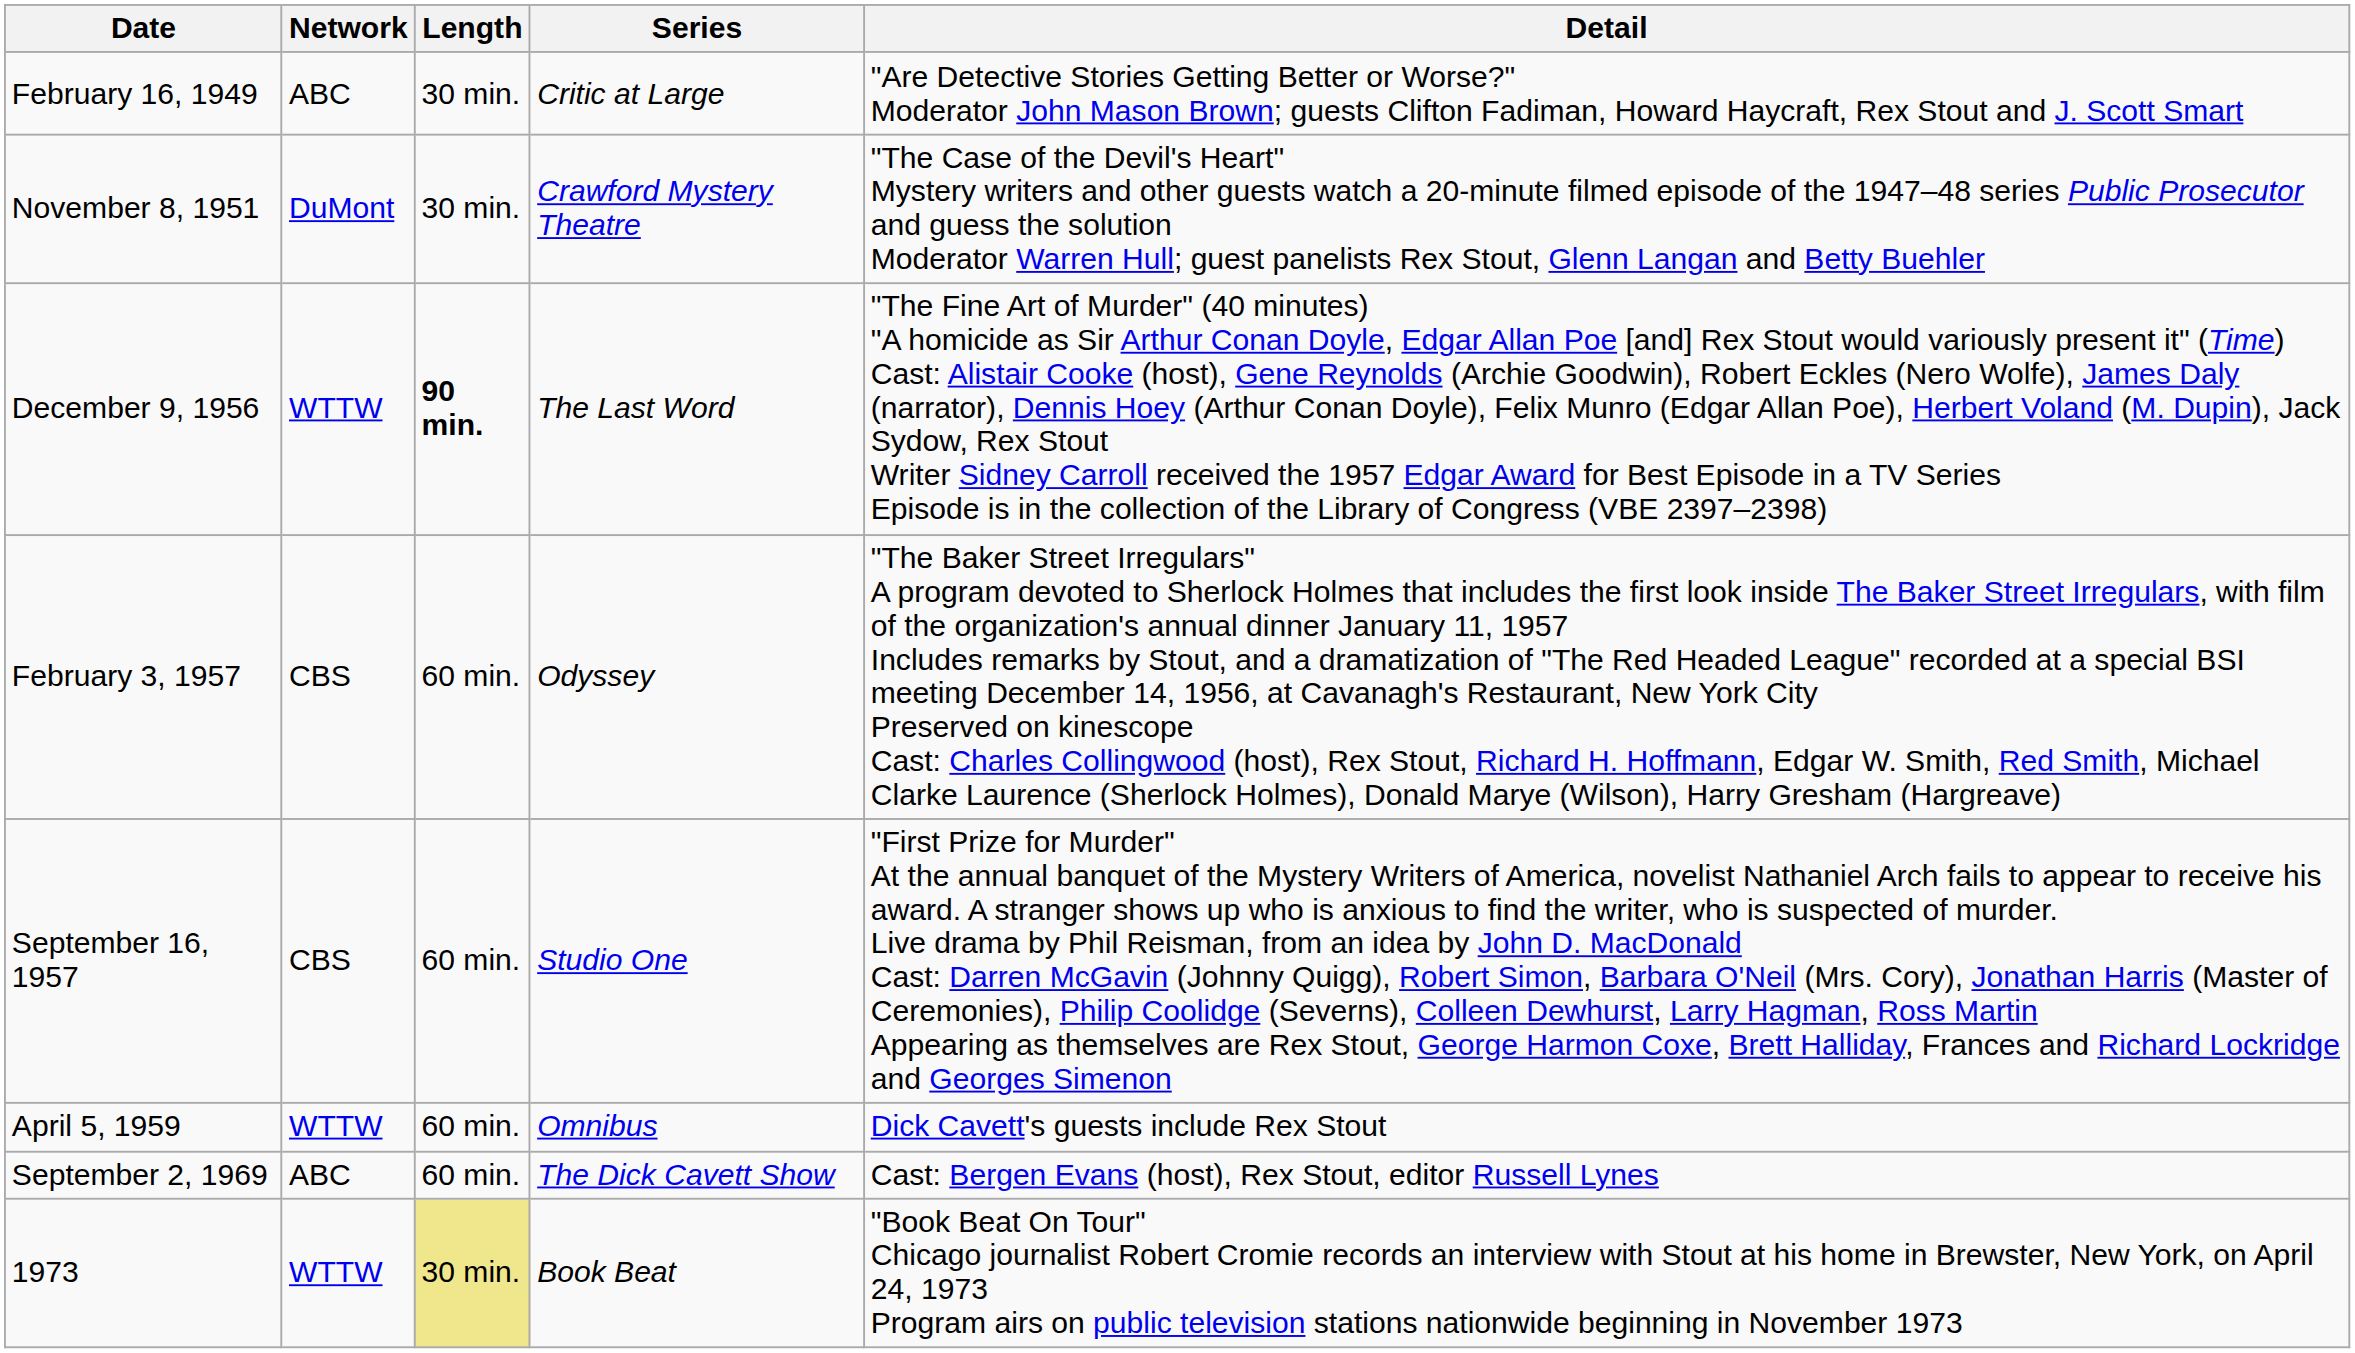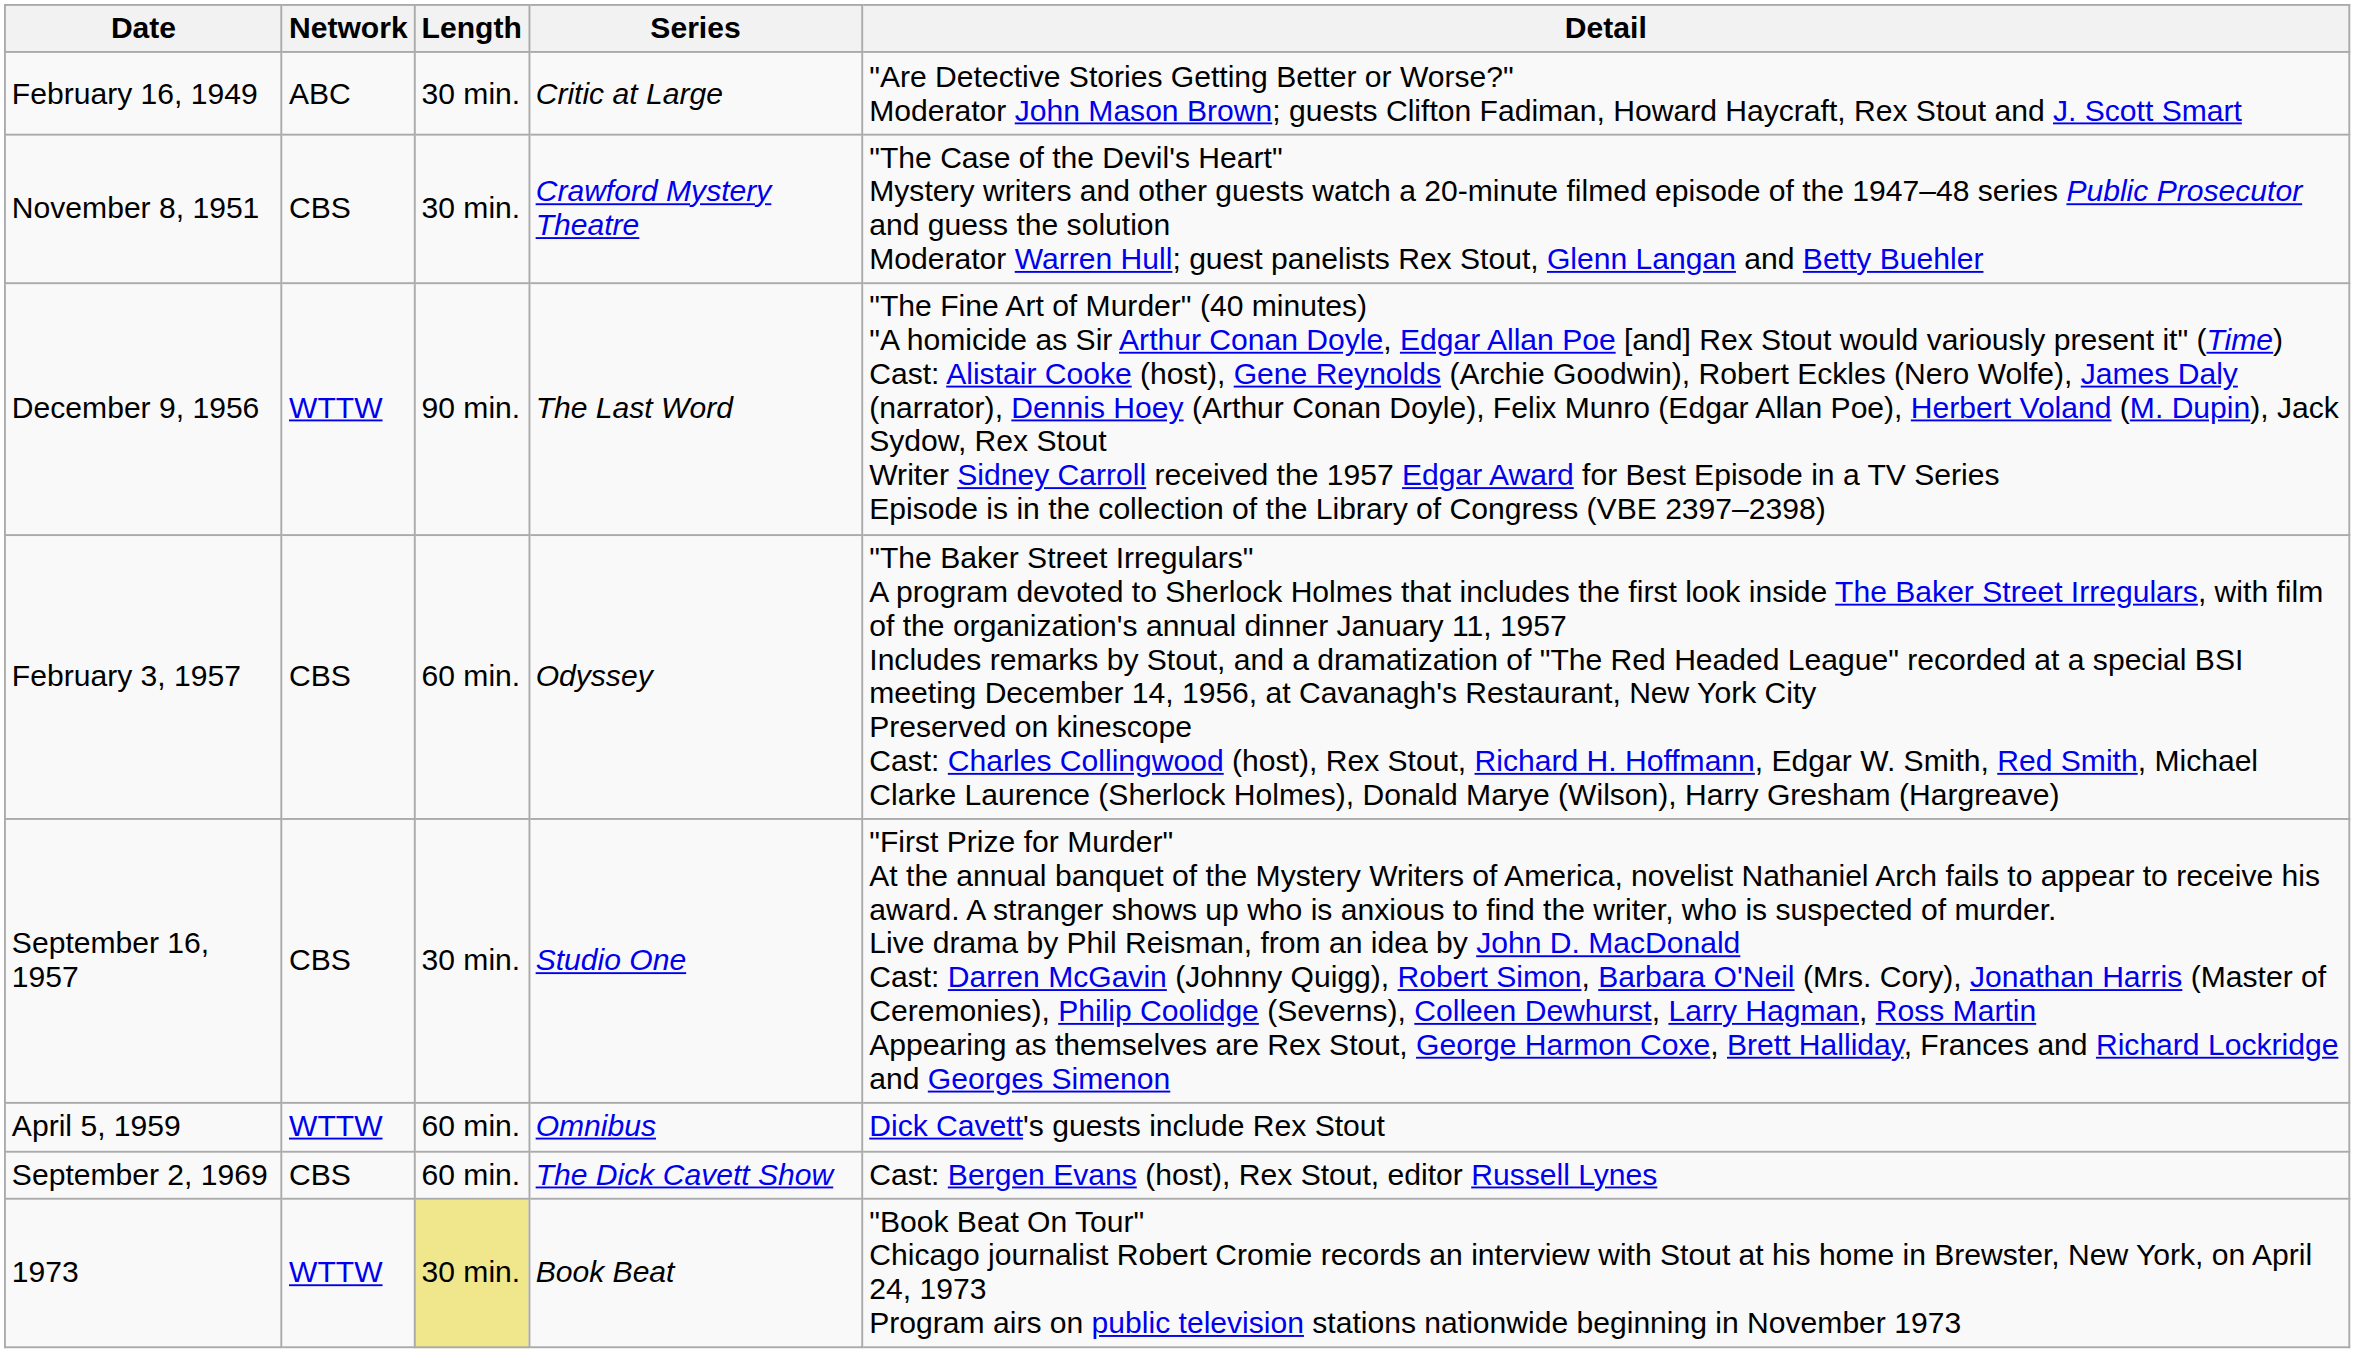(342, 208) DuMont -> (320, 208) CBS
(452, 408) bold -> (471, 408) normal
(471, 960) 60 min. -> (471, 960) 30 min.
(320, 1174) ABC -> (320, 1174) CBS
